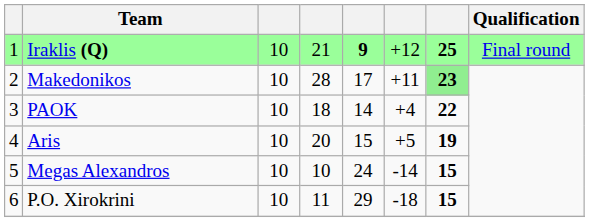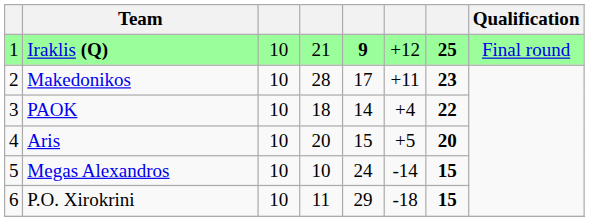(447, 79) lightgreen background -> (447, 79) no background
(447, 140) 19 -> (447, 140) 20
